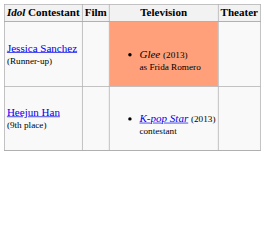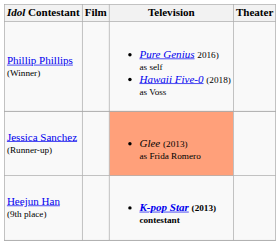+ row: (40, 66)
(164, 125) normal -> (171, 214) bold
